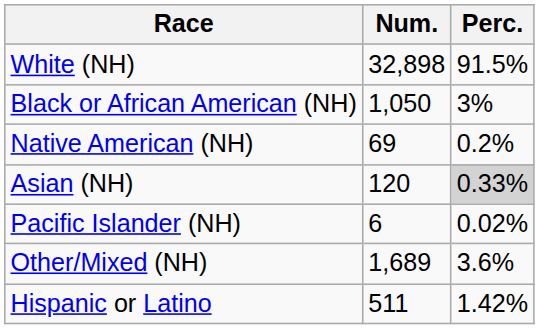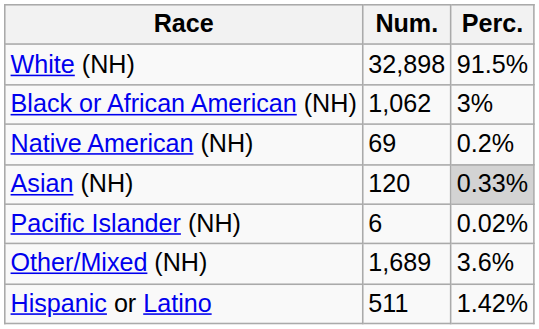(400, 104) 1,050 -> (400, 104) 1,062
